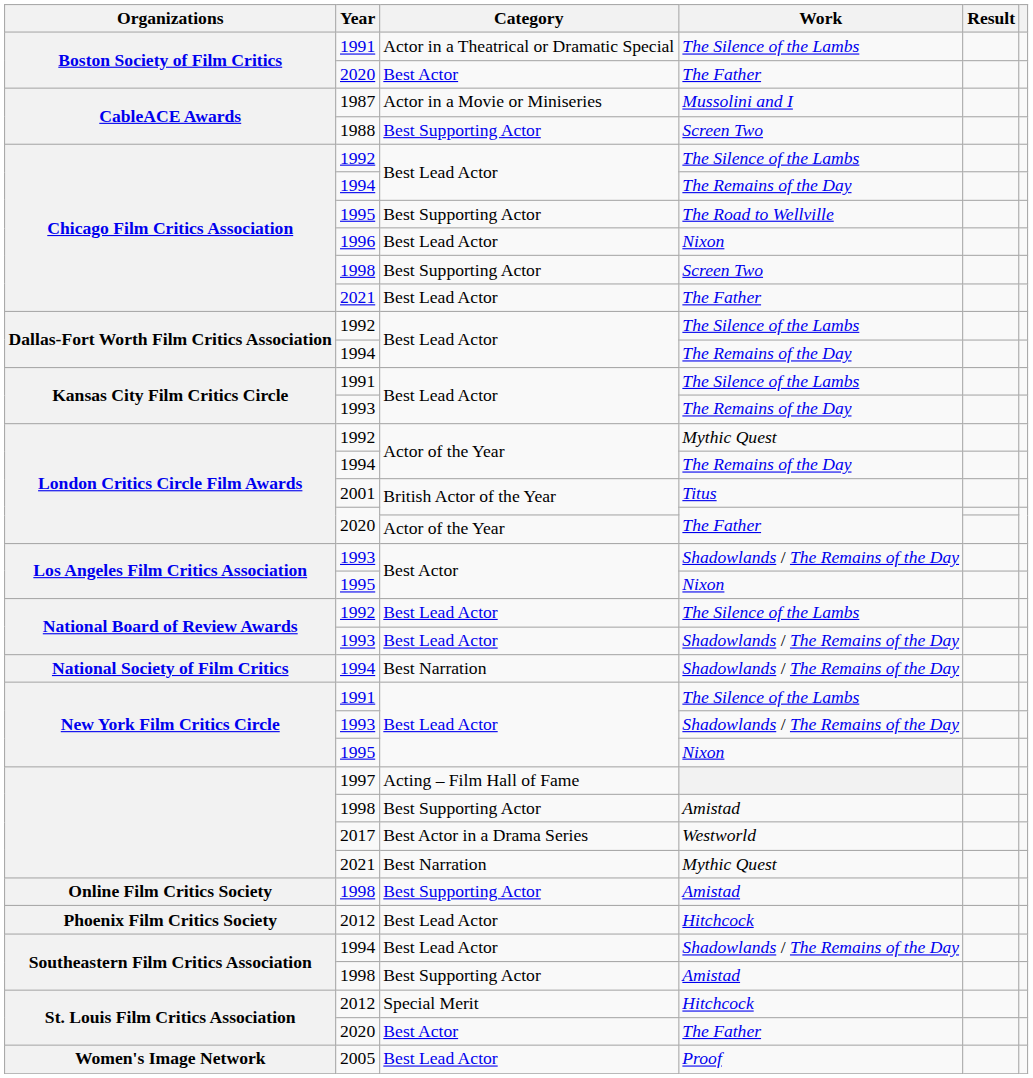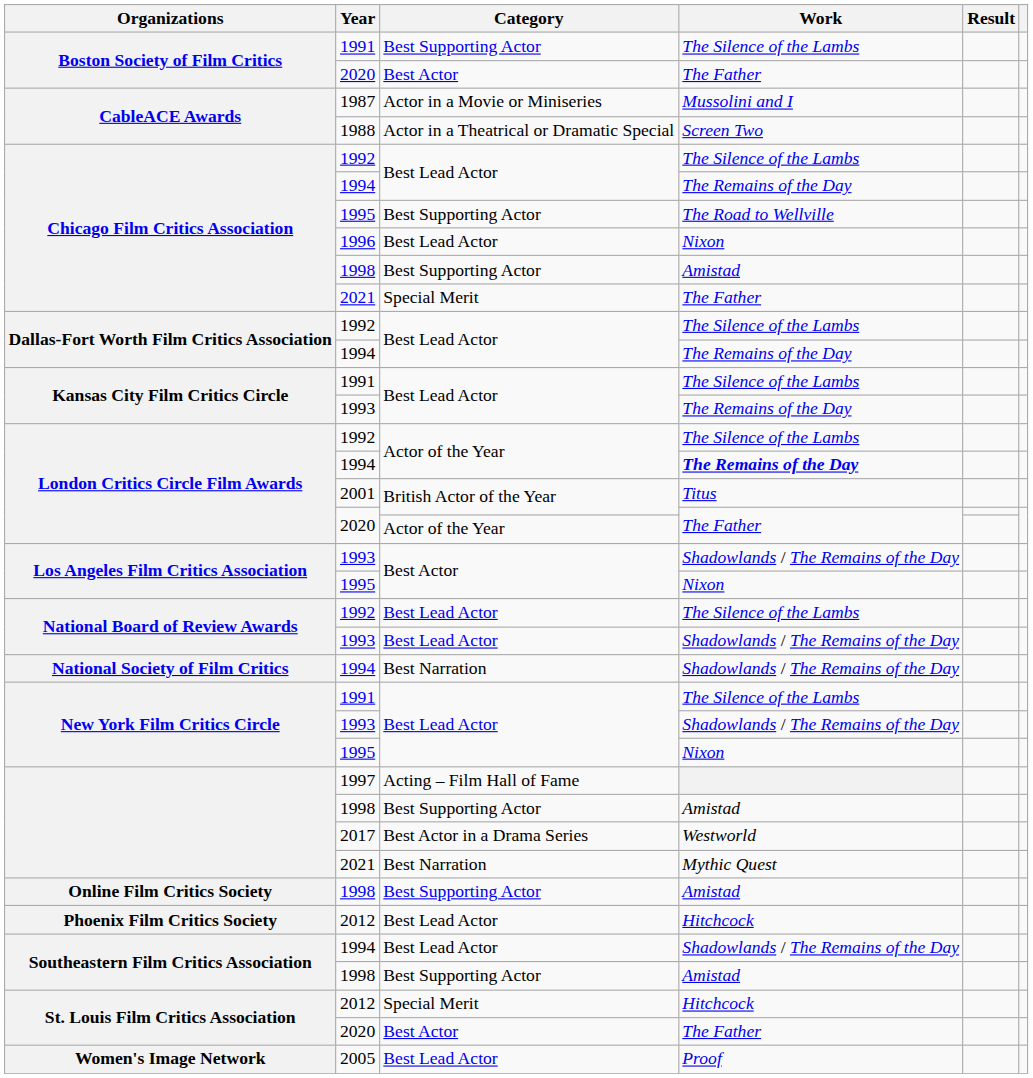(529, 46) Actor in a Theatrical or Dramatic Special -> (462, 46) Best Supporting Actor
(462, 130) Best Supporting Actor -> (529, 130) Actor in a Theatrical or Dramatic Special
(723, 269) Screen Two -> (711, 269) Amistad
(441, 297) Best Lead Actor -> (431, 297) Special Merit
(730, 437) Mythic Quest -> (771, 437) The Silence of the Lambs
(767, 465) normal -> (770, 465) bold
